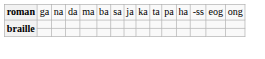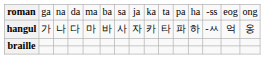+ row: (21, 29)
